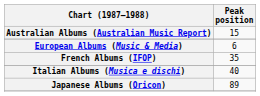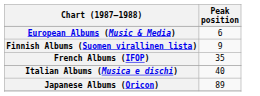- row: (109, 33)
+ row: (102, 46)
